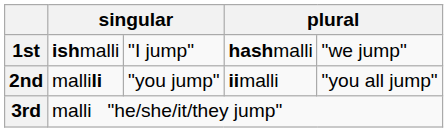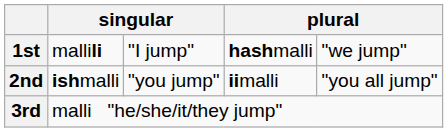(86, 50) ishmalli -> (77, 50) mallili
(77, 80) mallili -> (86, 80) ishmalli
